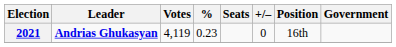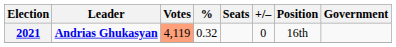(177, 33) no background -> (177, 33) lightsalmon background
(207, 33) 0.23 -> (207, 33) 0.32
